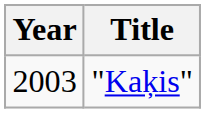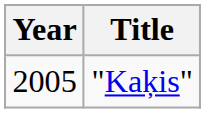(45, 81) 2003 -> (45, 81) 2005
